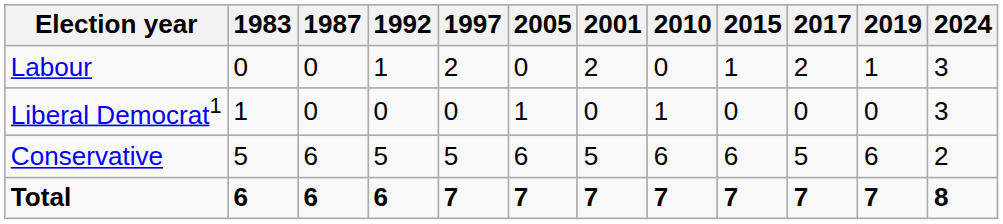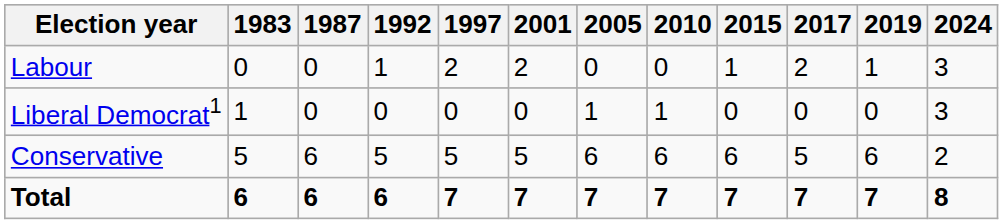columns swapped: (613, 25) <-> (543, 25)
